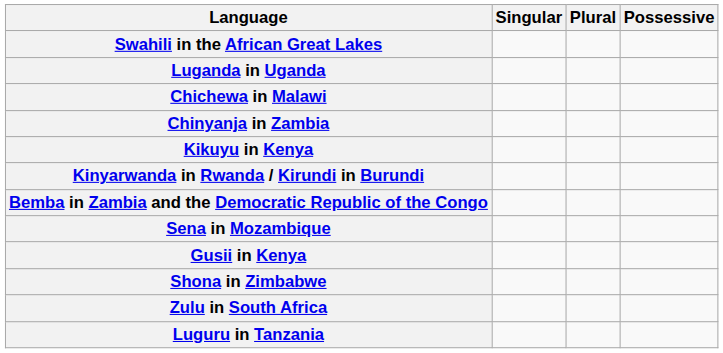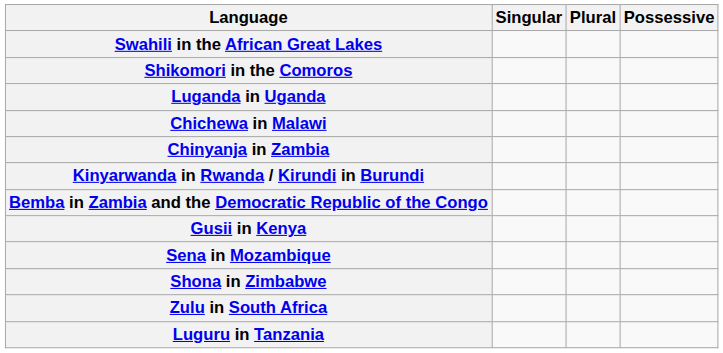+ row: (248, 70)
- row: (248, 149)
rows swapped: (248, 255) <-> (248, 228)
